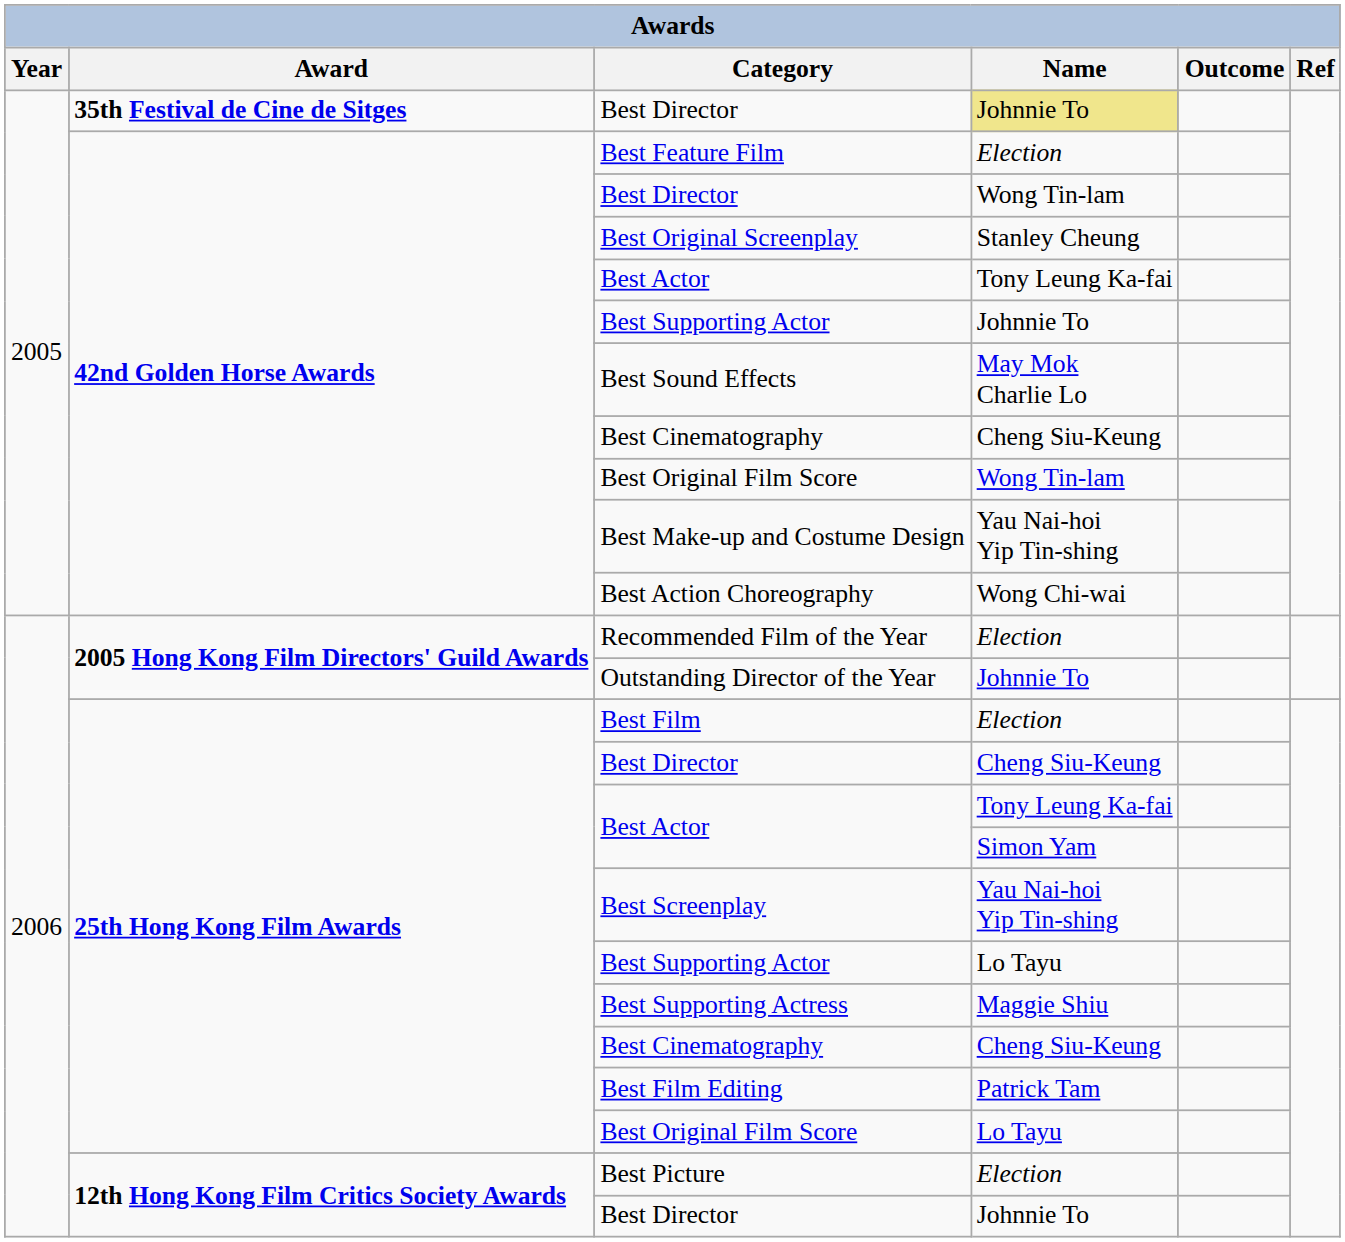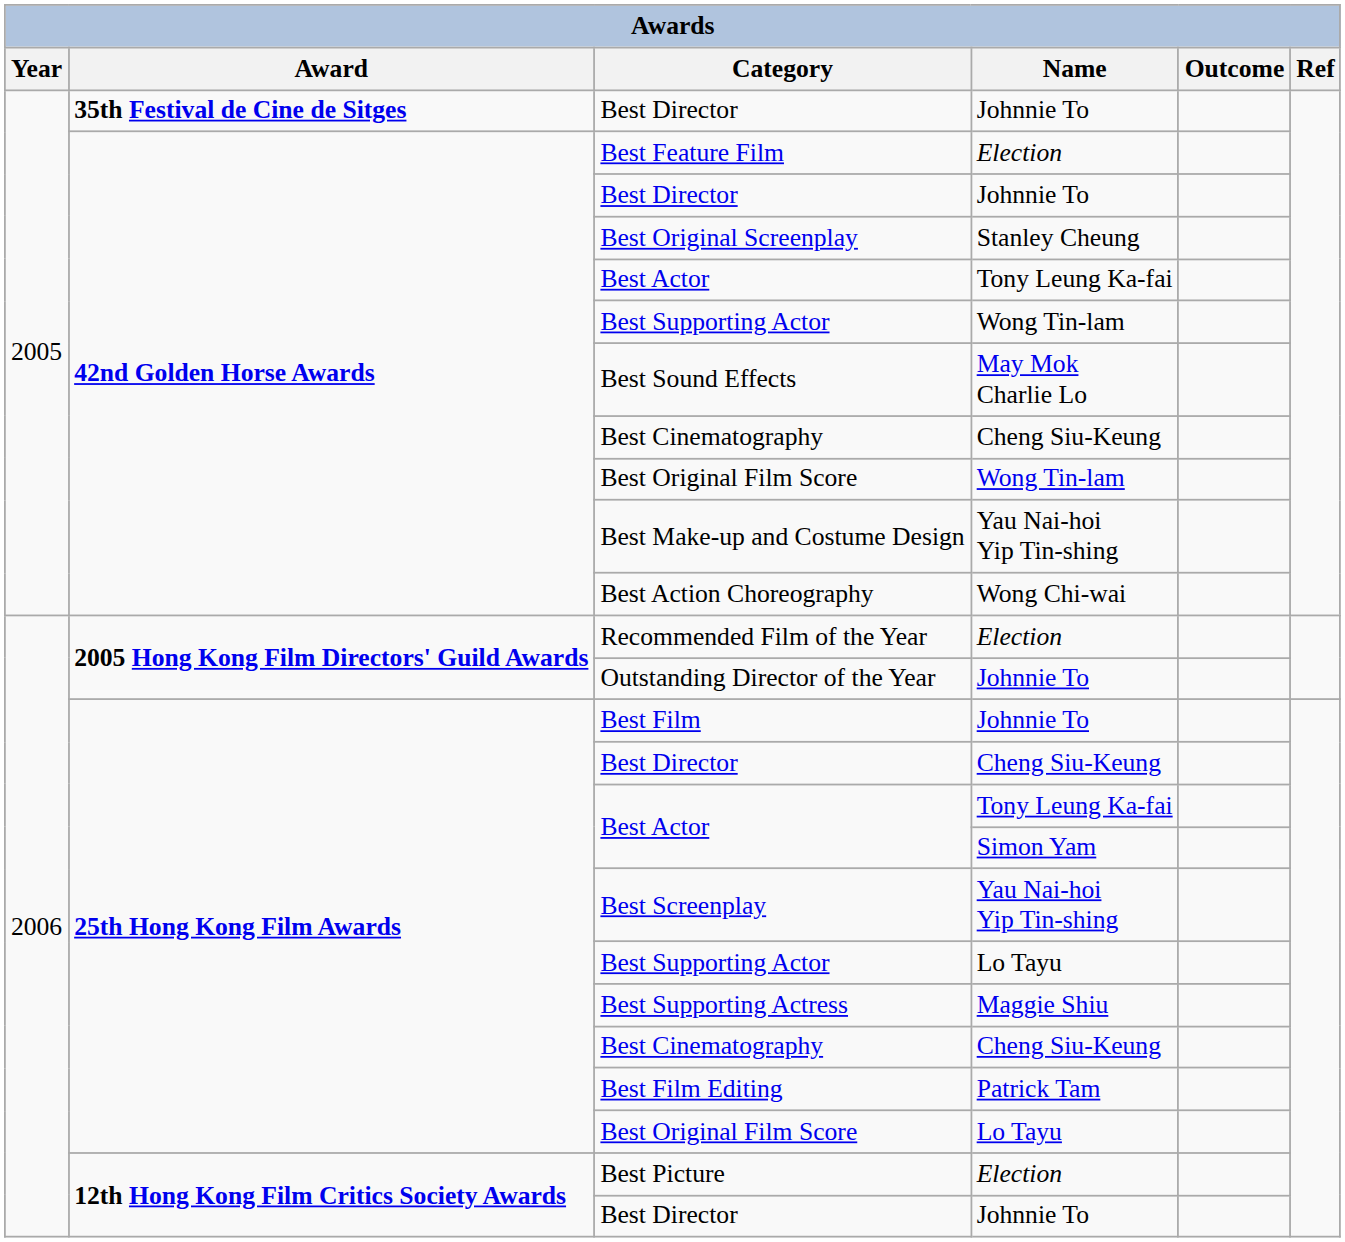(1033, 110) khaki background -> (1033, 110) no background
(1051, 195) Wong Tin-lam -> (1033, 195) Johnnie To
(1033, 321) Johnnie To -> (1051, 321) Wong Tin-lam
(1019, 720) Election -> (1033, 720) Johnnie To
